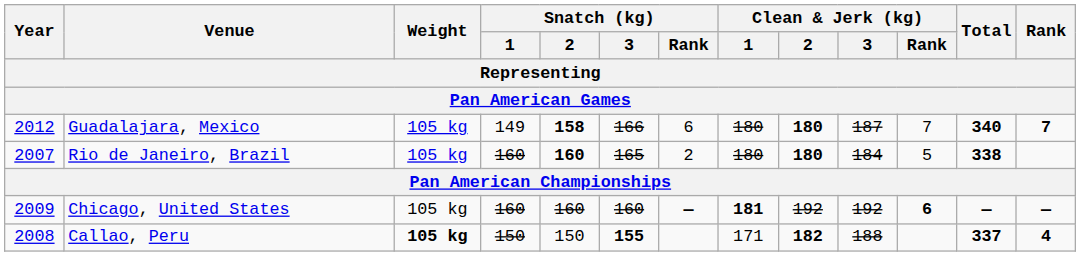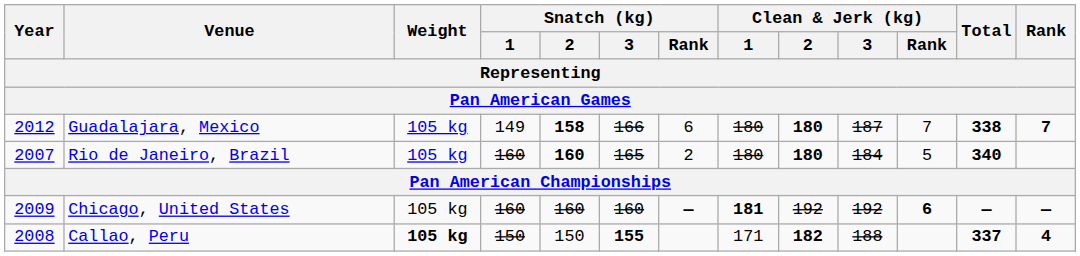(987, 128) 340 -> (987, 128) 338
(987, 155) 338 -> (987, 155) 340
